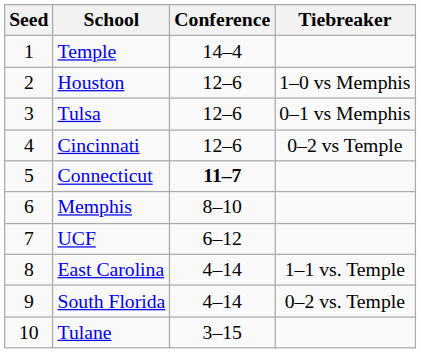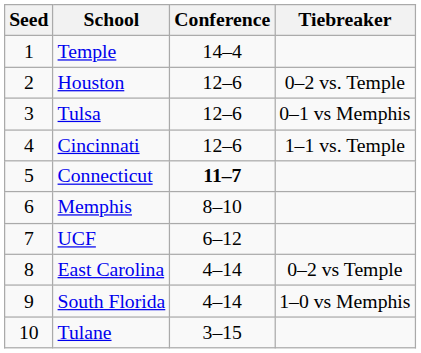(345, 82) 1–0 vs Memphis -> (345, 82) 0–2 vs. Temple
(345, 144) 0–2 vs Temple -> (345, 144) 1–1 vs. Temple
(345, 269) 1–1 vs. Temple -> (345, 269) 0–2 vs Temple
(345, 301) 0–2 vs. Temple -> (345, 301) 1–0 vs Memphis
